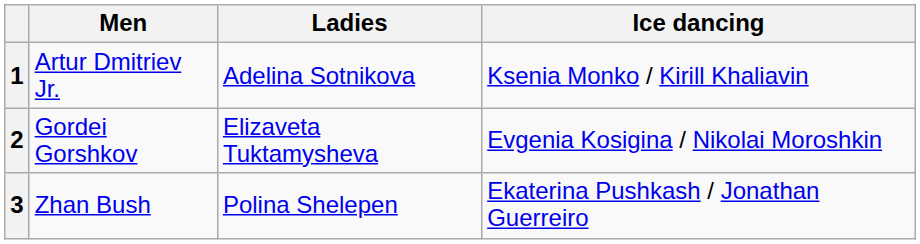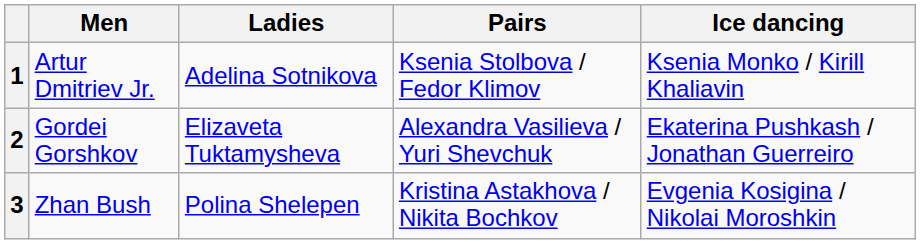+ column: (517, 23)
(685, 140) Evgenia Kosigina / Nikolai Moroshkin -> (760, 140) Ekaterina Pushkash / Jonathan Guerreiro
(653, 205) Ekaterina Pushkash / Jonathan Guerreiro -> (746, 205) Evgenia Kosigina / Nikolai Moroshkin
